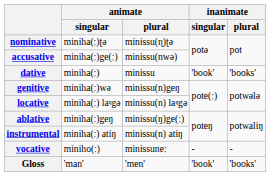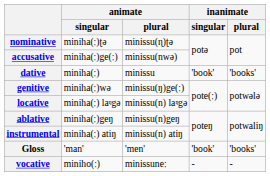(152, 88) minissu(n)geŋ -> (155, 88) minissu(ŋ)ge(ː)
(155, 118) minissu(ŋ)ge(ː) -> (152, 118) minissu(n)geŋ
rows swapped: (33, 149) <-> (33, 164)
